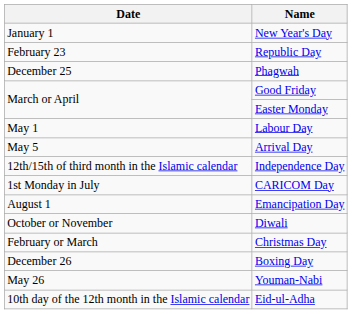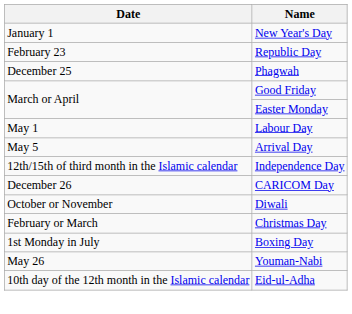(53, 185) 1st Monday in July -> (39, 185) December 26
- row: (300, 204)
(39, 261) December 26 -> (53, 242) 1st Monday in July
